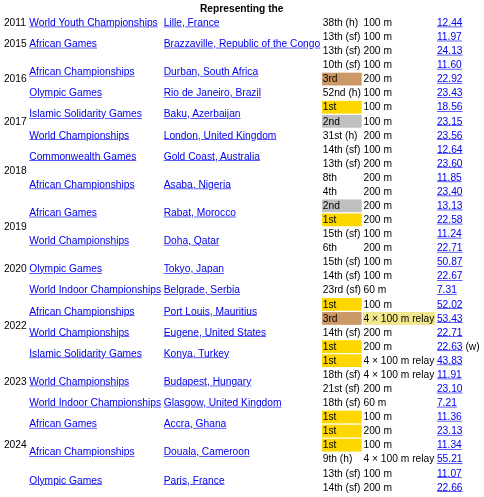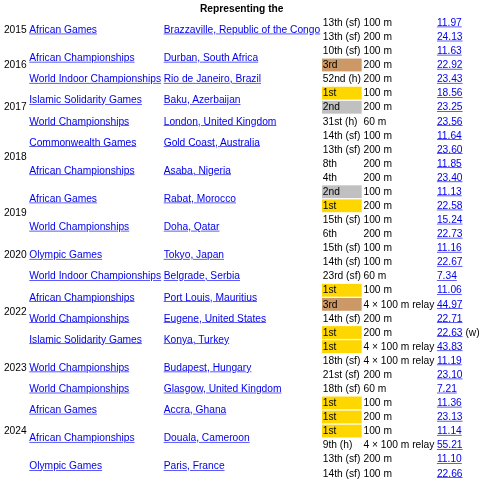- row: (192, 22)
(449, 65) 11.60 -> (449, 51) 11.63
(66, 93) Olympic Games -> (95, 79) World Indoor Championships
(378, 93) 100 m -> (378, 79) 200 m
(378, 121) 100 m -> (378, 107) 200 m
(450, 121) 23.15 -> (450, 107) 23.25
(378, 135) 200 m -> (375, 121) 60 m
(450, 149) 12.64 -> (449, 135) 11.64
(378, 205) 200 m -> (378, 191) 100 m
(450, 205) 13.13 -> (449, 191) 11.13
(449, 234) 11.24 -> (450, 220) 15.24
(450, 248) 22.71 -> (450, 234) 22.73
(450, 262) 50.87 -> (449, 248) 11.16
(447, 290) 7.31 -> (447, 276) 7.34
(450, 304) 52.02 -> (449, 290) 11.06
(399, 318) khaki background -> (399, 304) no background
(450, 318) 53.43 -> (450, 304) 44.97
(449, 374) 11.91 -> (449, 360) 11.19
(95, 403) World Indoor Championships -> (79, 389) World Championships
(449, 445) 11.34 -> (449, 431) 11.14
(378, 473) 100 m -> (378, 459) 200 m
(449, 473) 11.07 -> (449, 459) 11.10
(378, 487) 200 m -> (378, 473) 100 m
